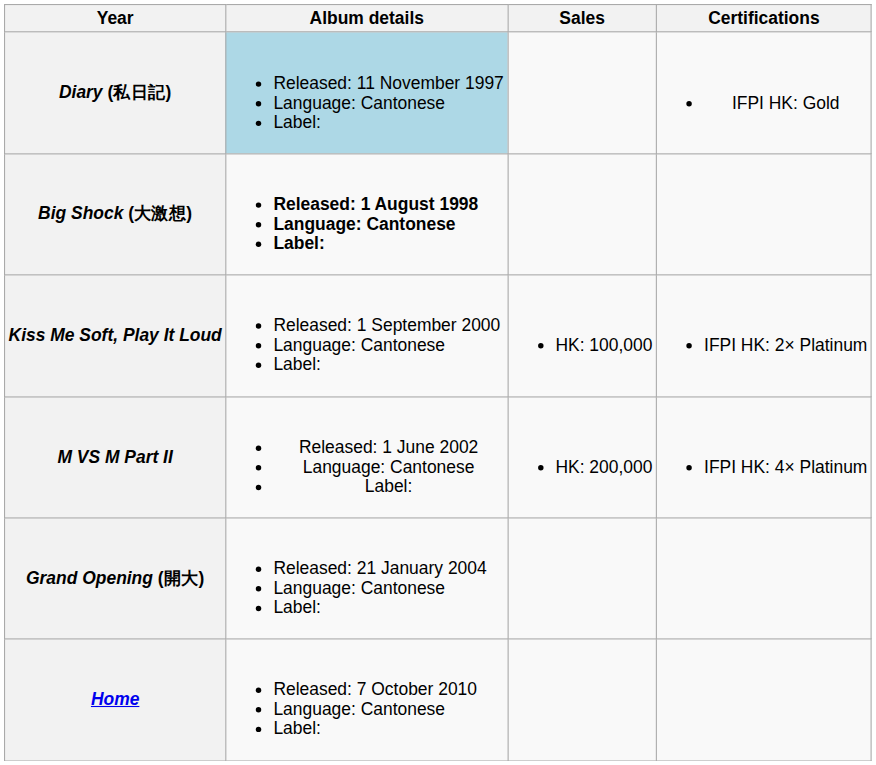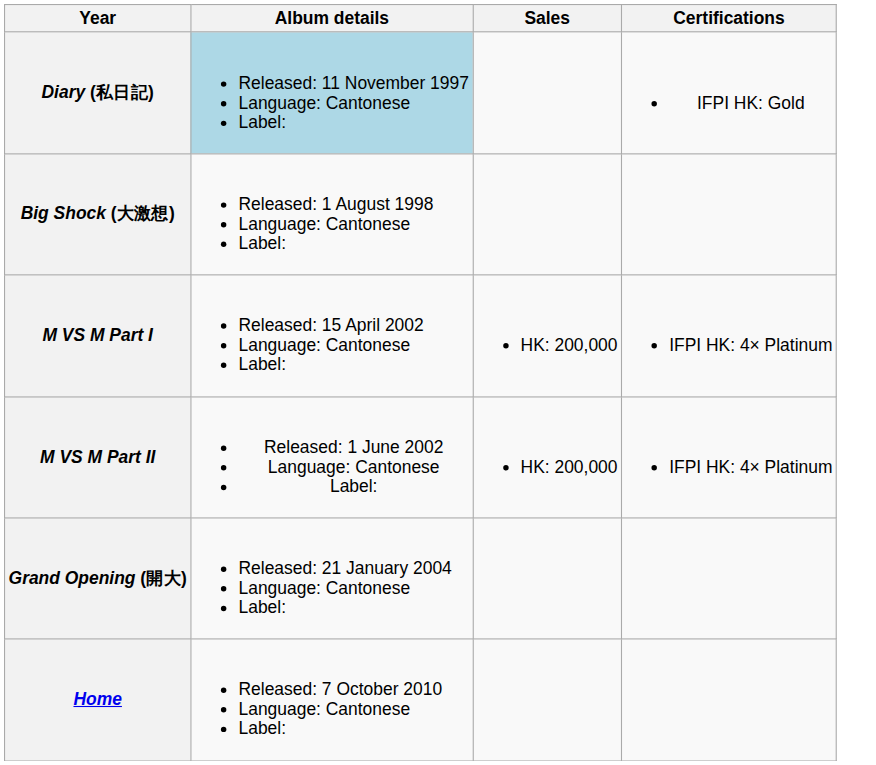(367, 224) bold -> (332, 224) normal
- row: (115, 335)
+ row: (98, 335)
